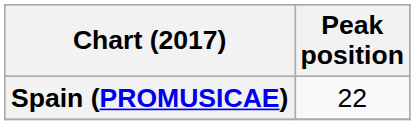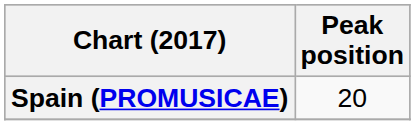(352, 97) 22 -> (352, 97) 20
